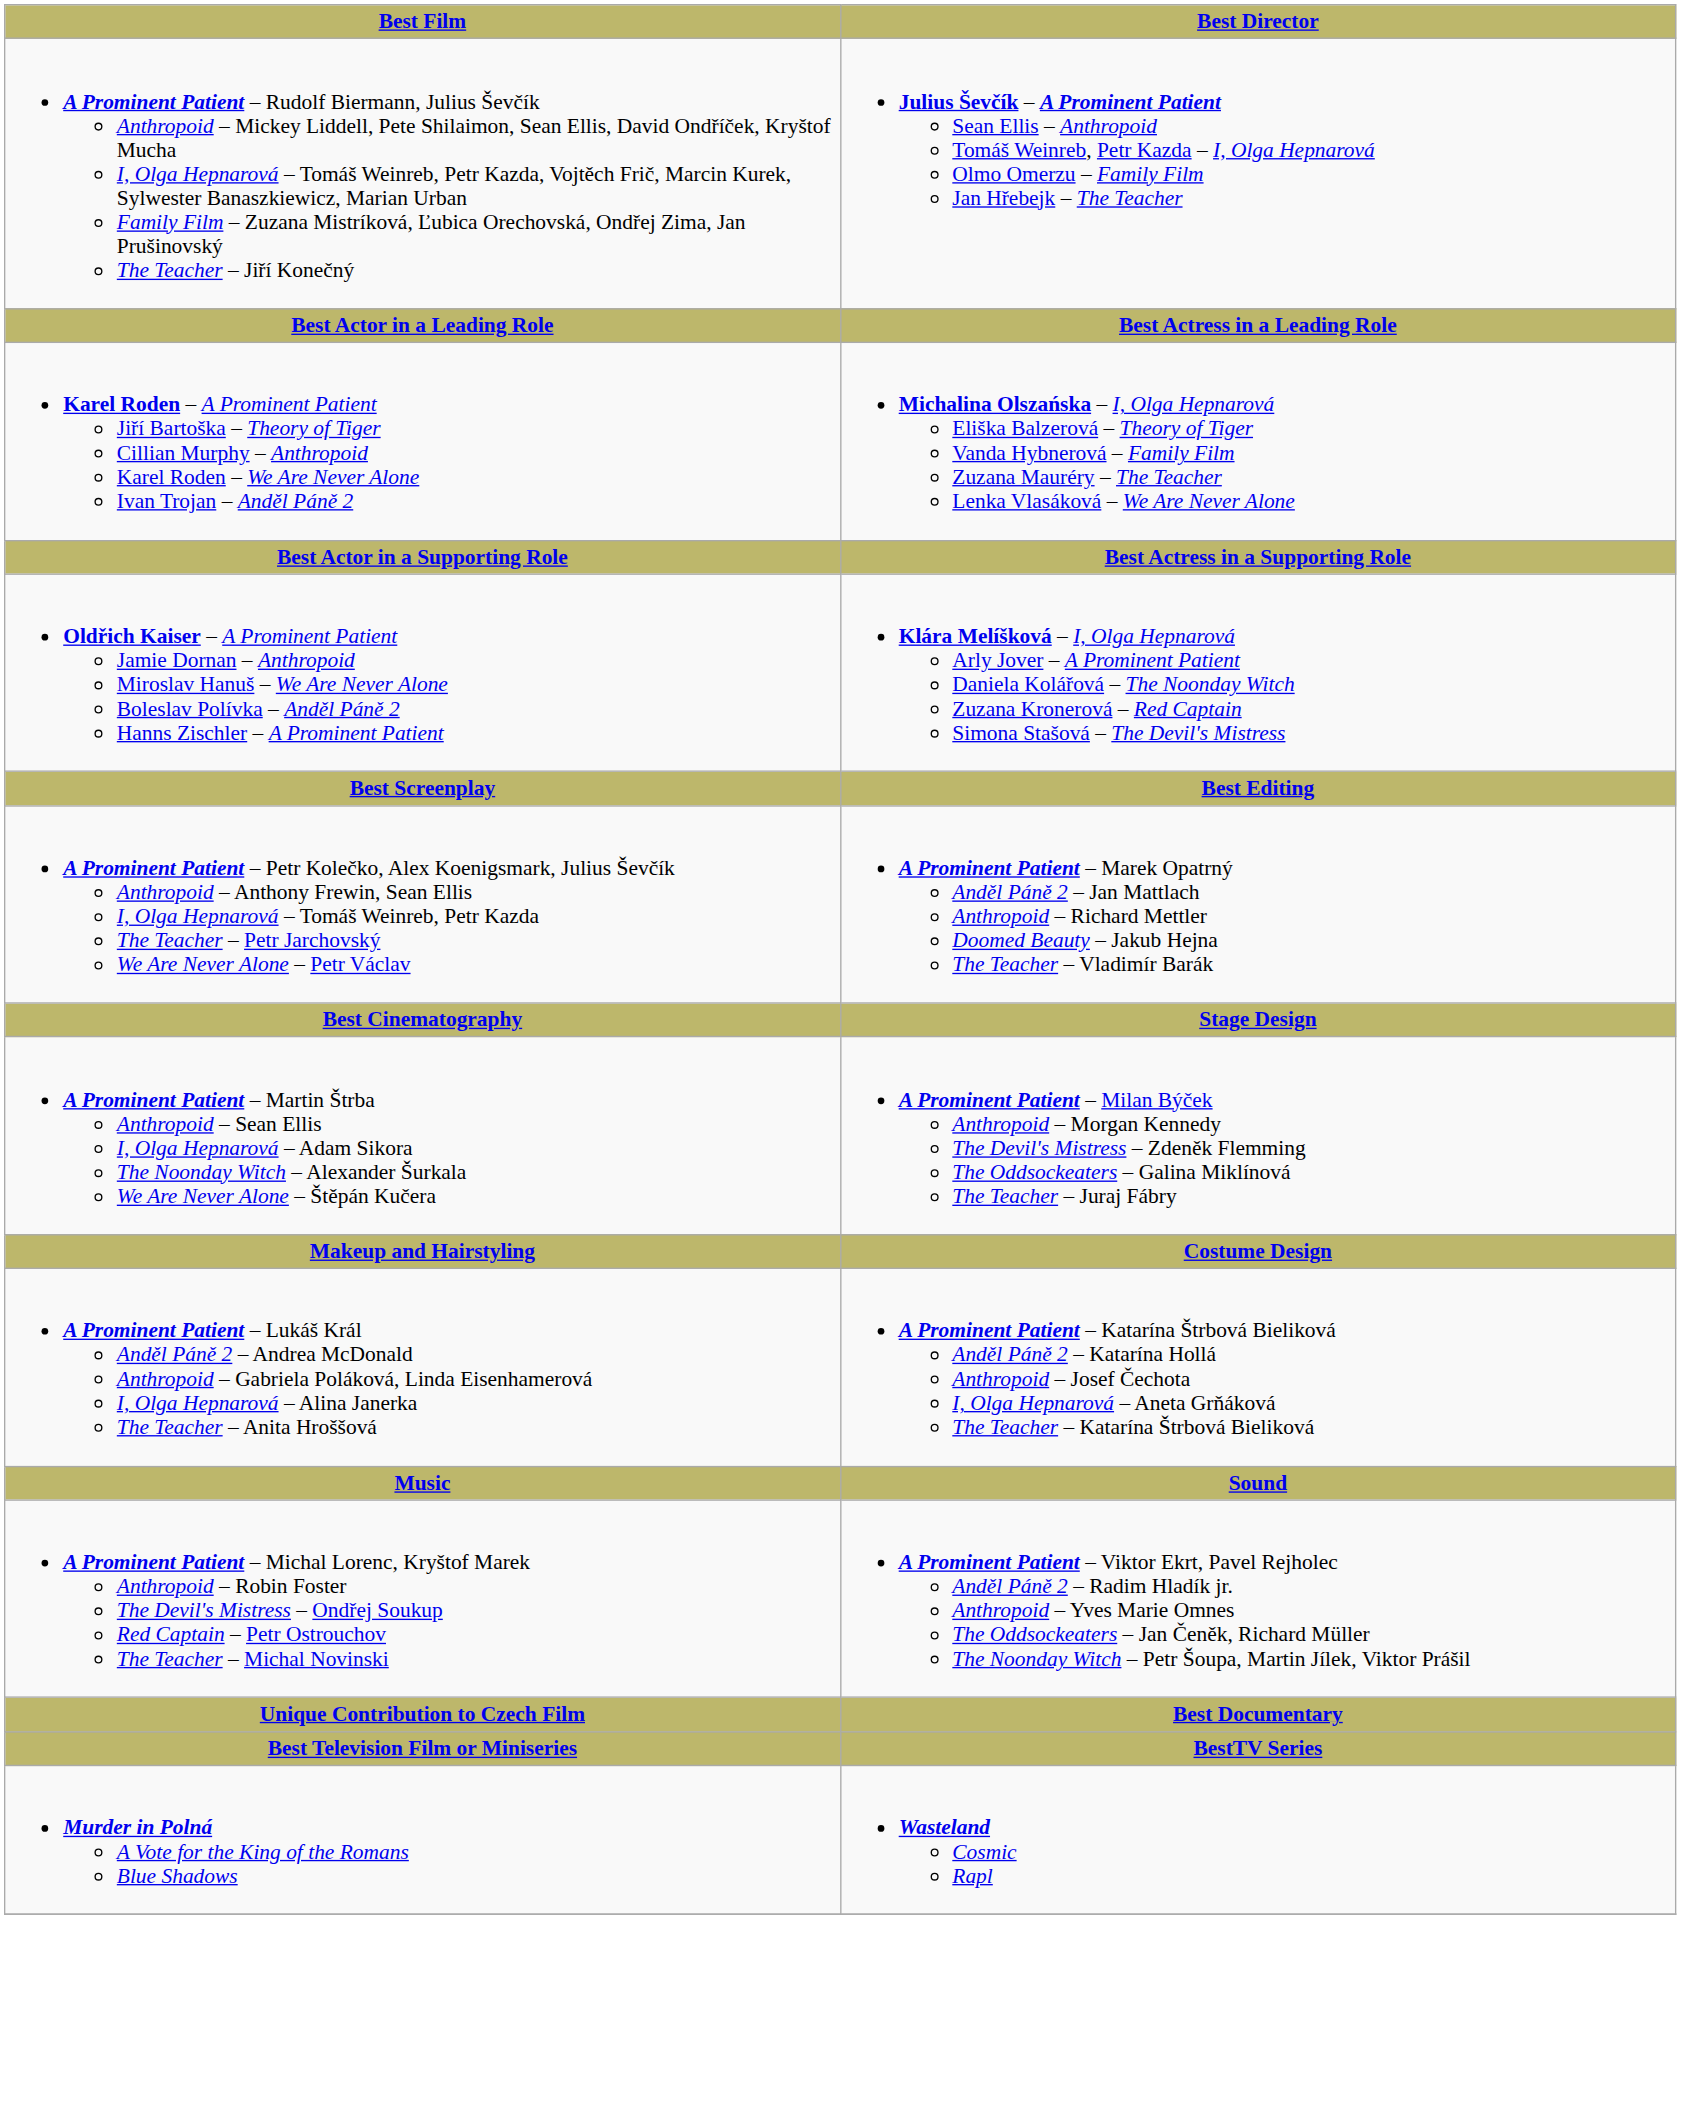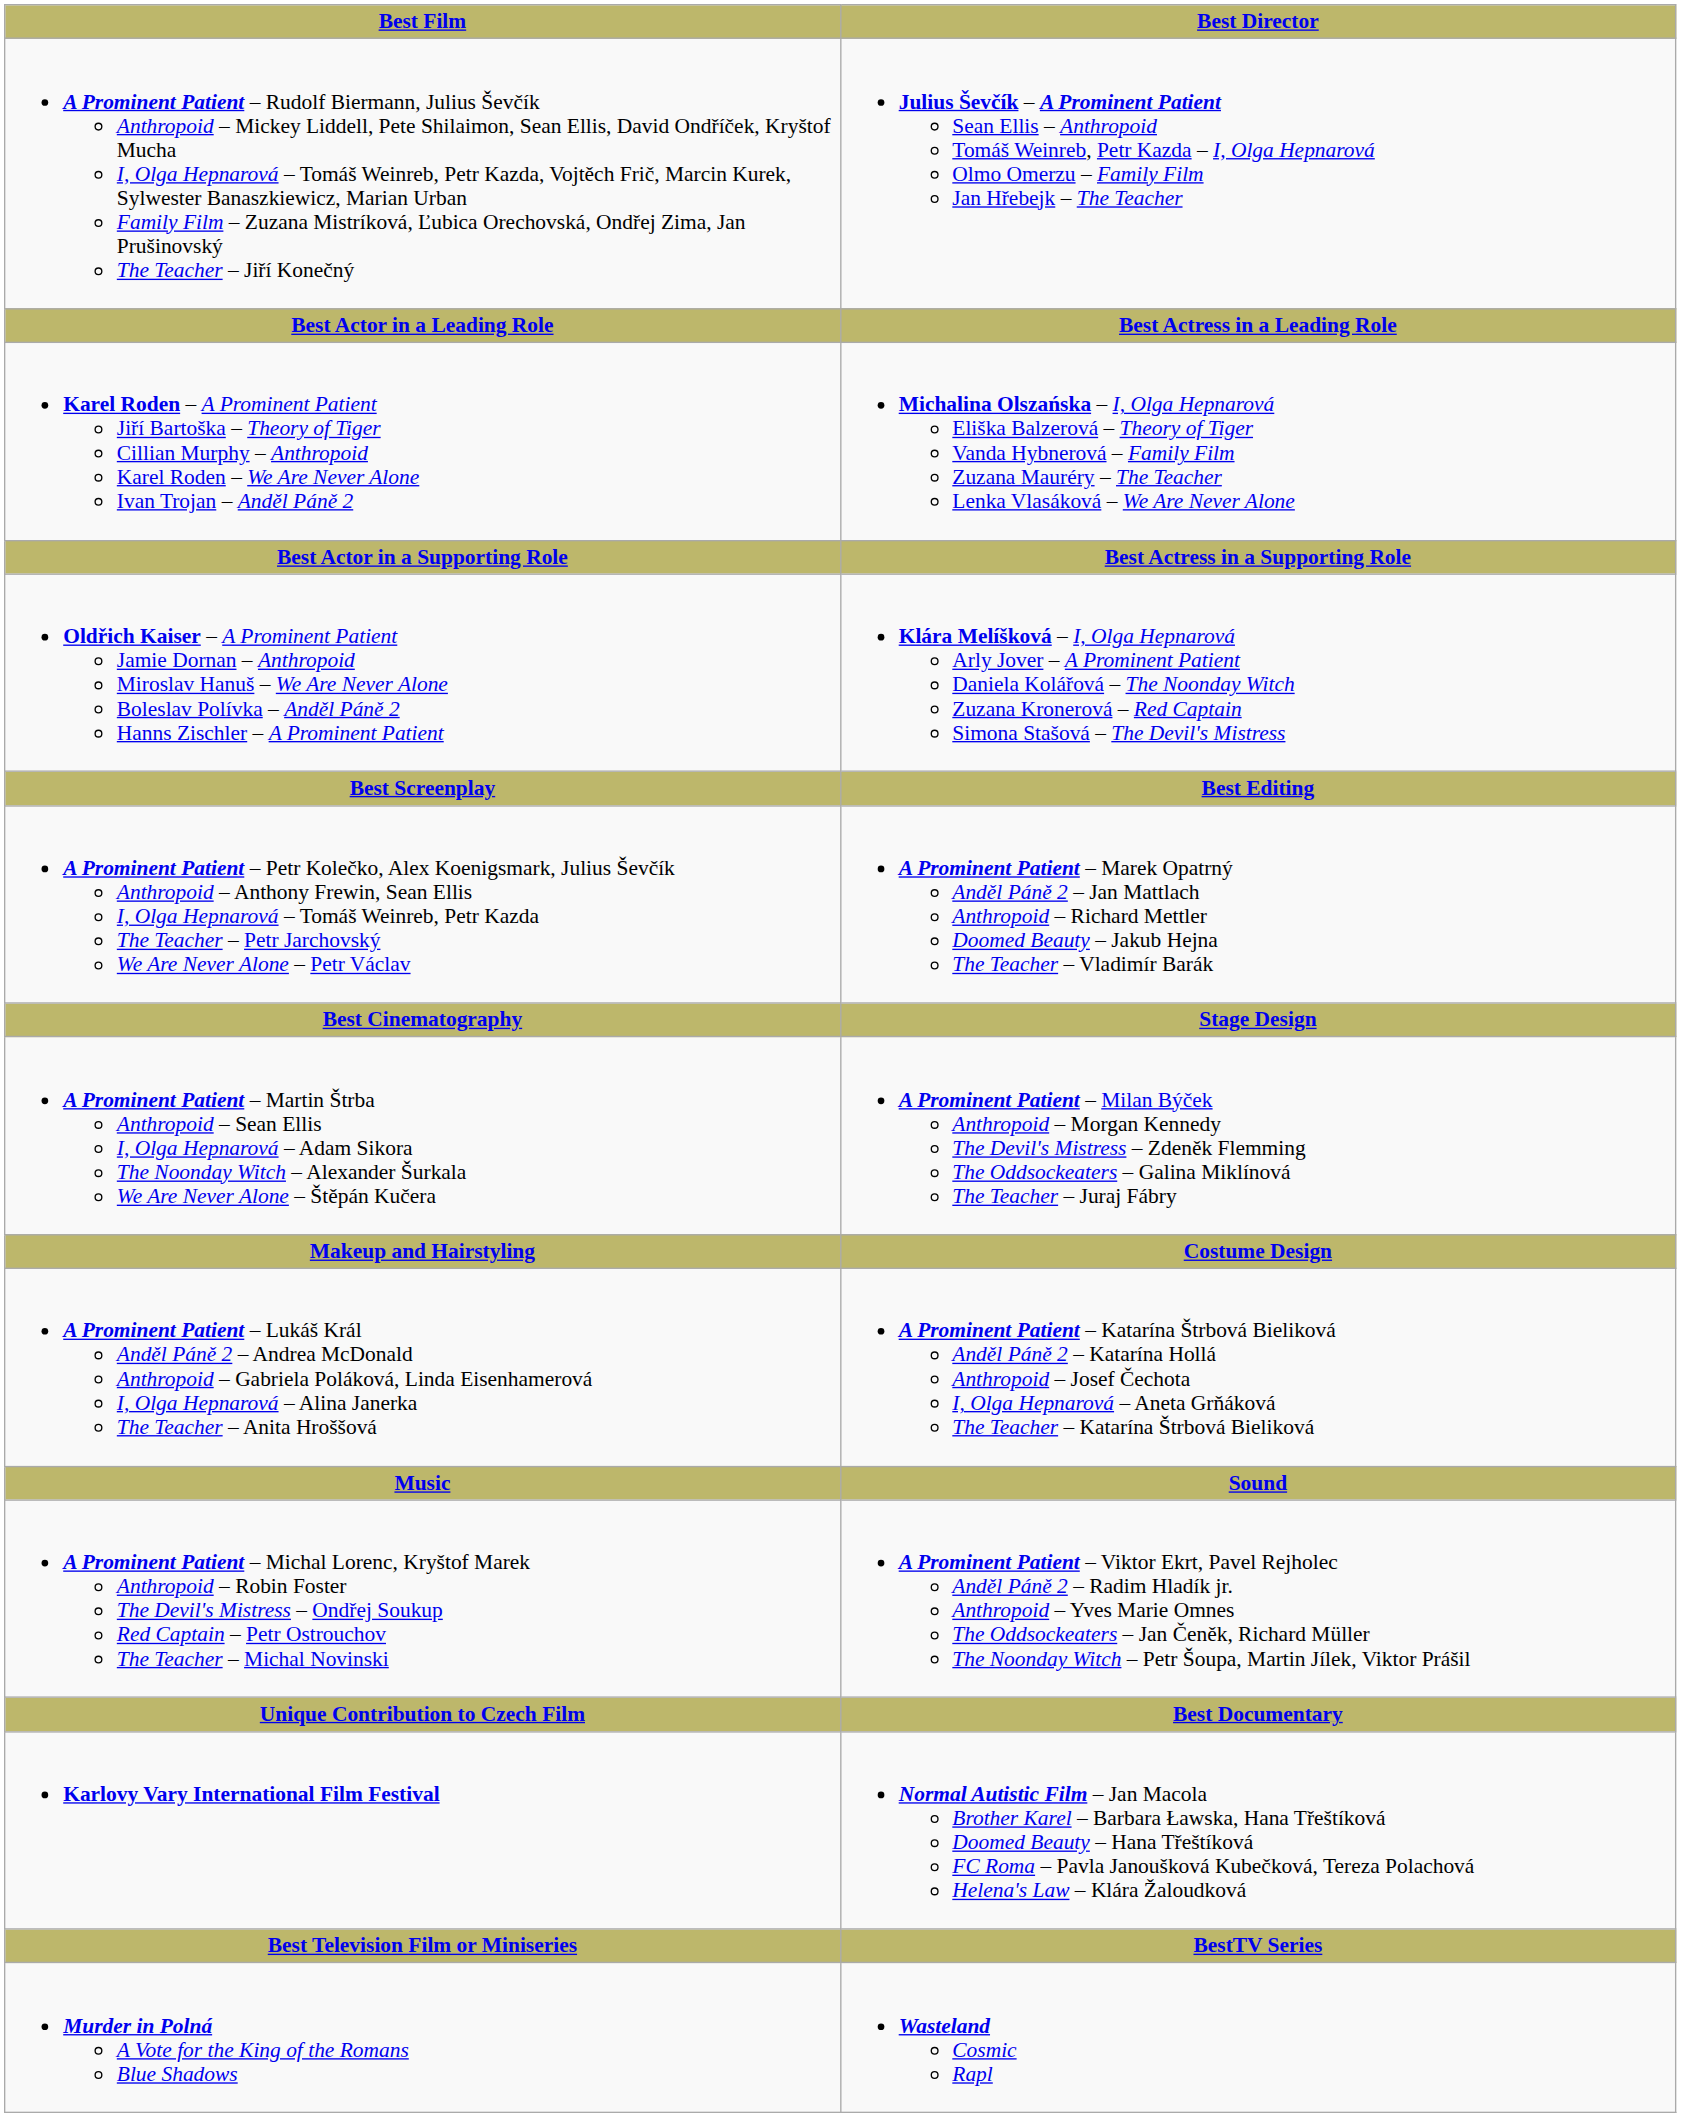+ row: (422, 1794)
